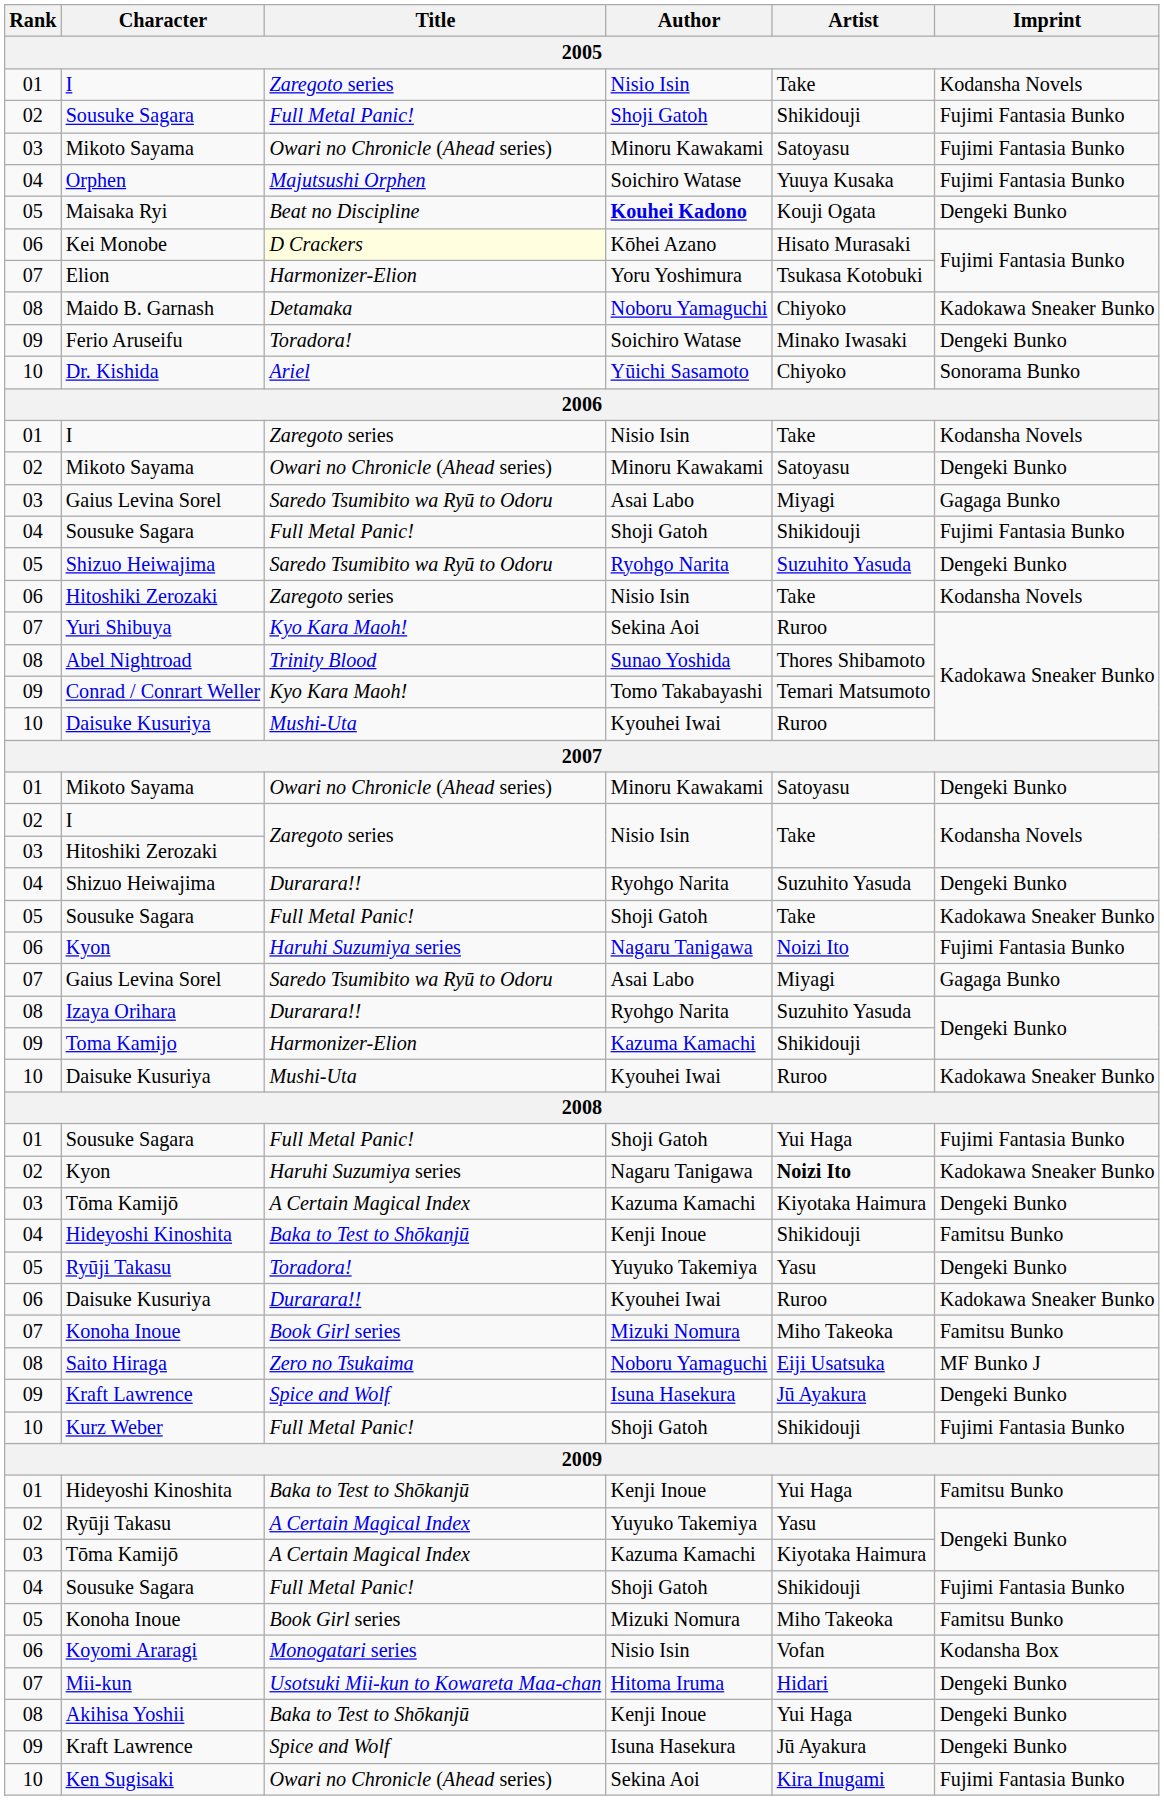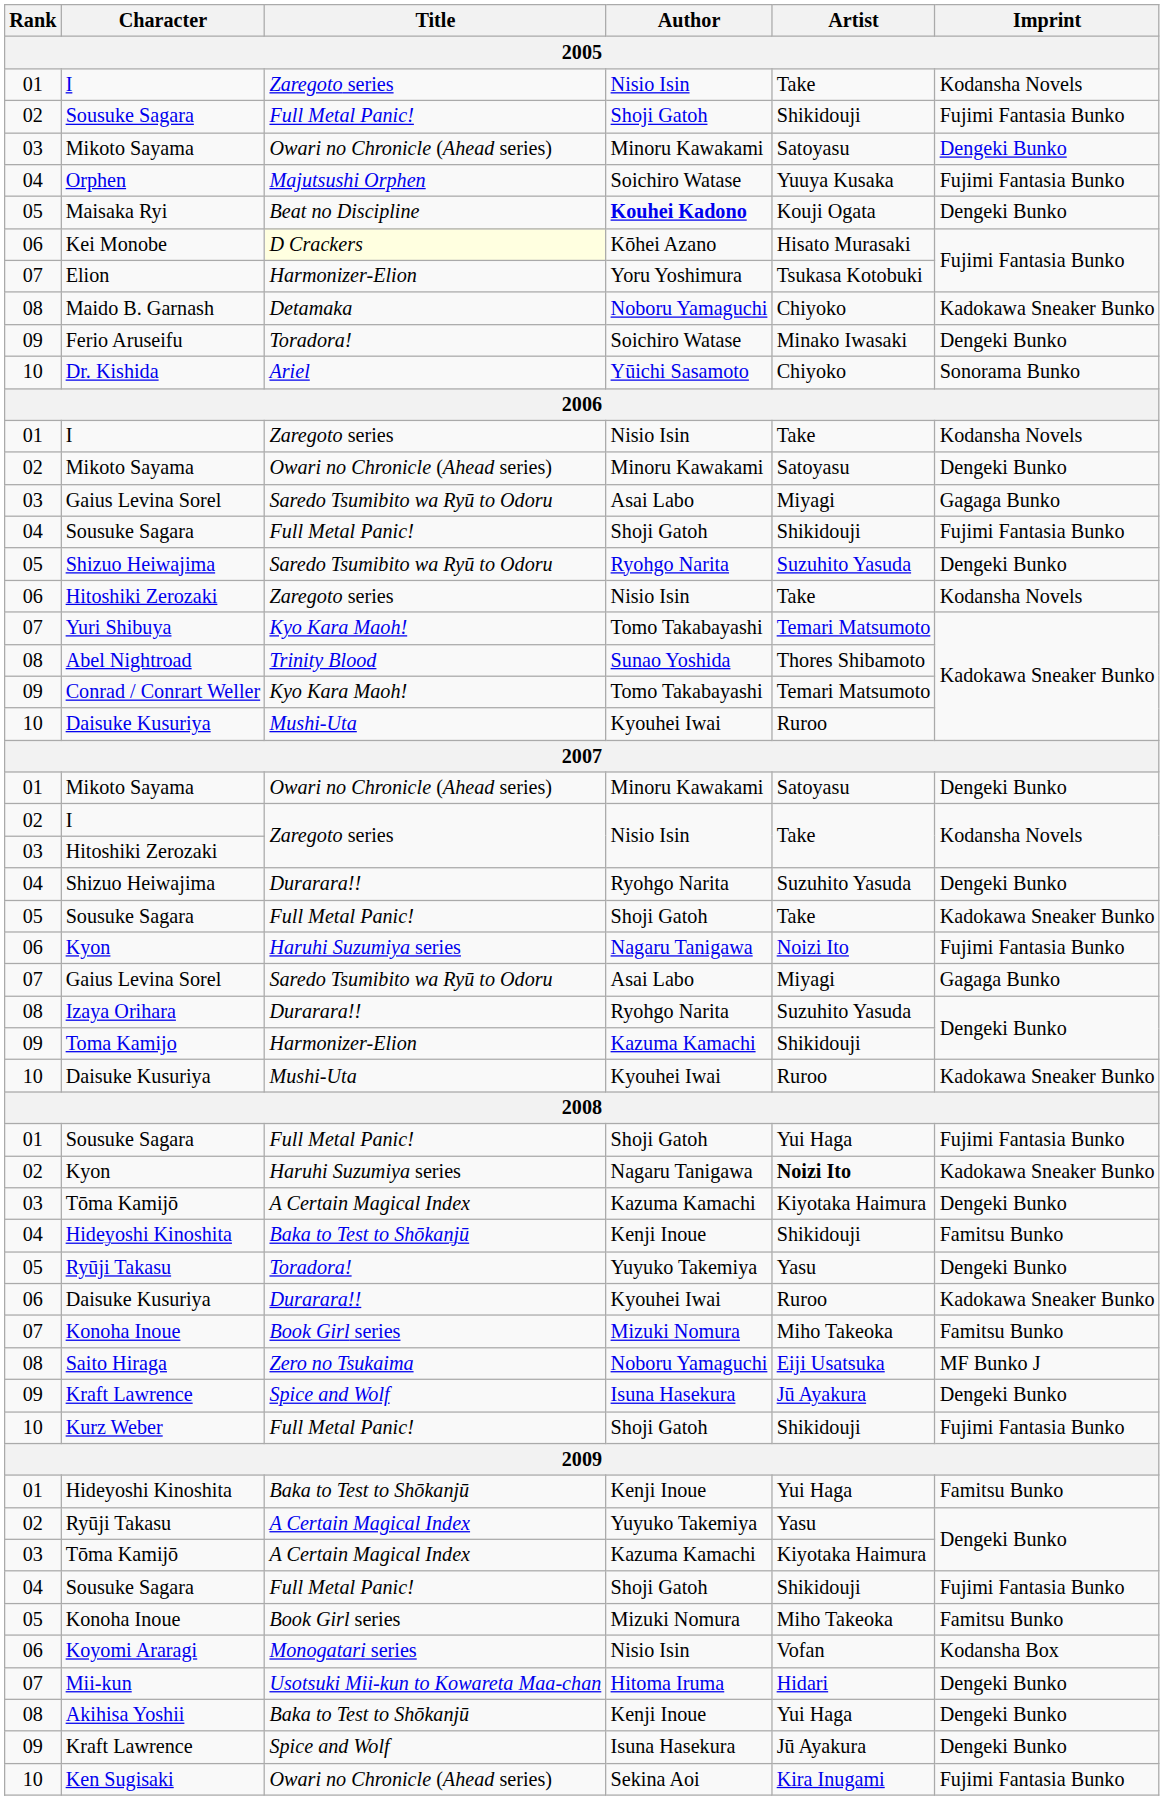(1032, 148) Fujimi Fantasia Bunko -> (1003, 148) Dengeki Bunko
(655, 627) Sekina Aoi -> (687, 627) Tomo Takabayashi
(802, 627) Ruroo -> (854, 627) Temari Matsumoto
